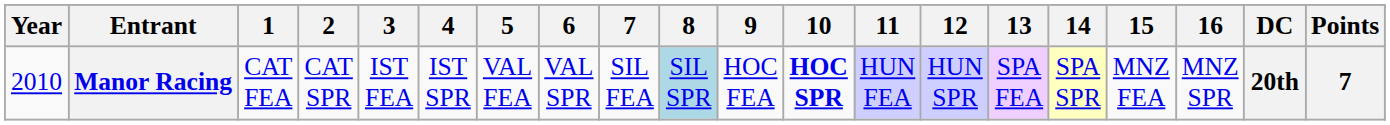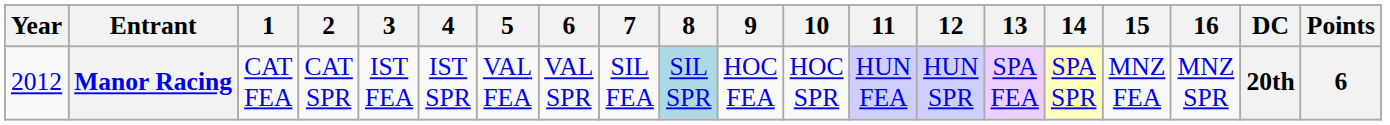(37, 82) 2010 -> (37, 82) 2012
(819, 82) bold -> (817, 82) normal
(1345, 82) 7 -> (1341, 82) 6
